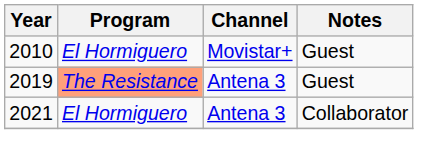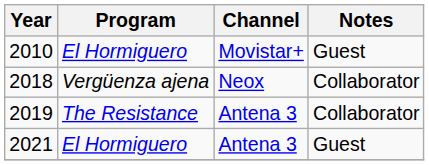+ row: (31, 82)
(130, 82) lightsalmon background -> (130, 113) no background
(328, 82) Guest -> (366, 113) Collaborator
(355, 113) Collaborator -> (339, 144) Guest
